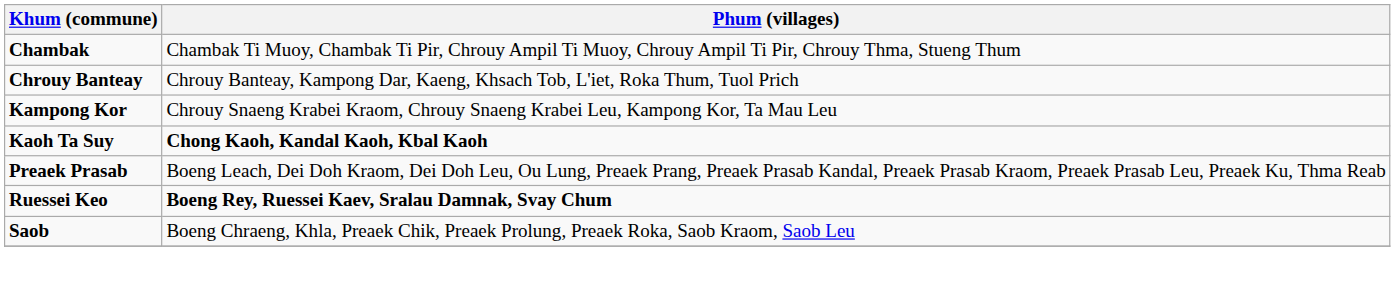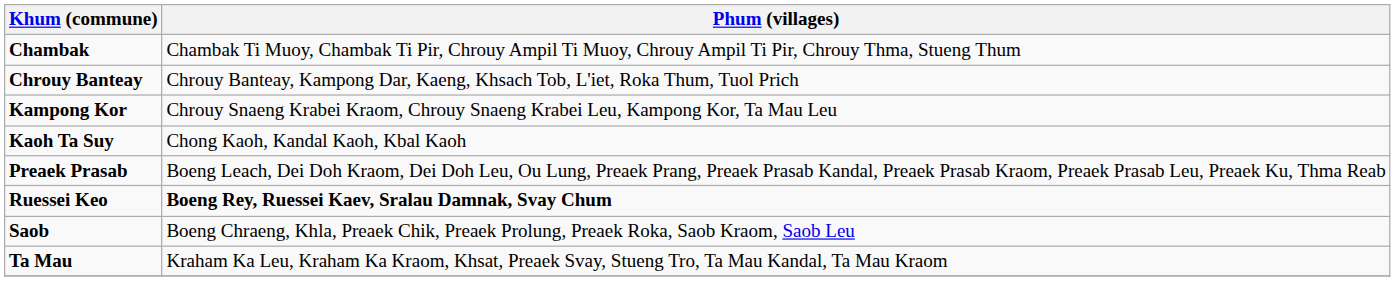(327, 140) bold -> (316, 140) normal
+ row: (41, 261)
